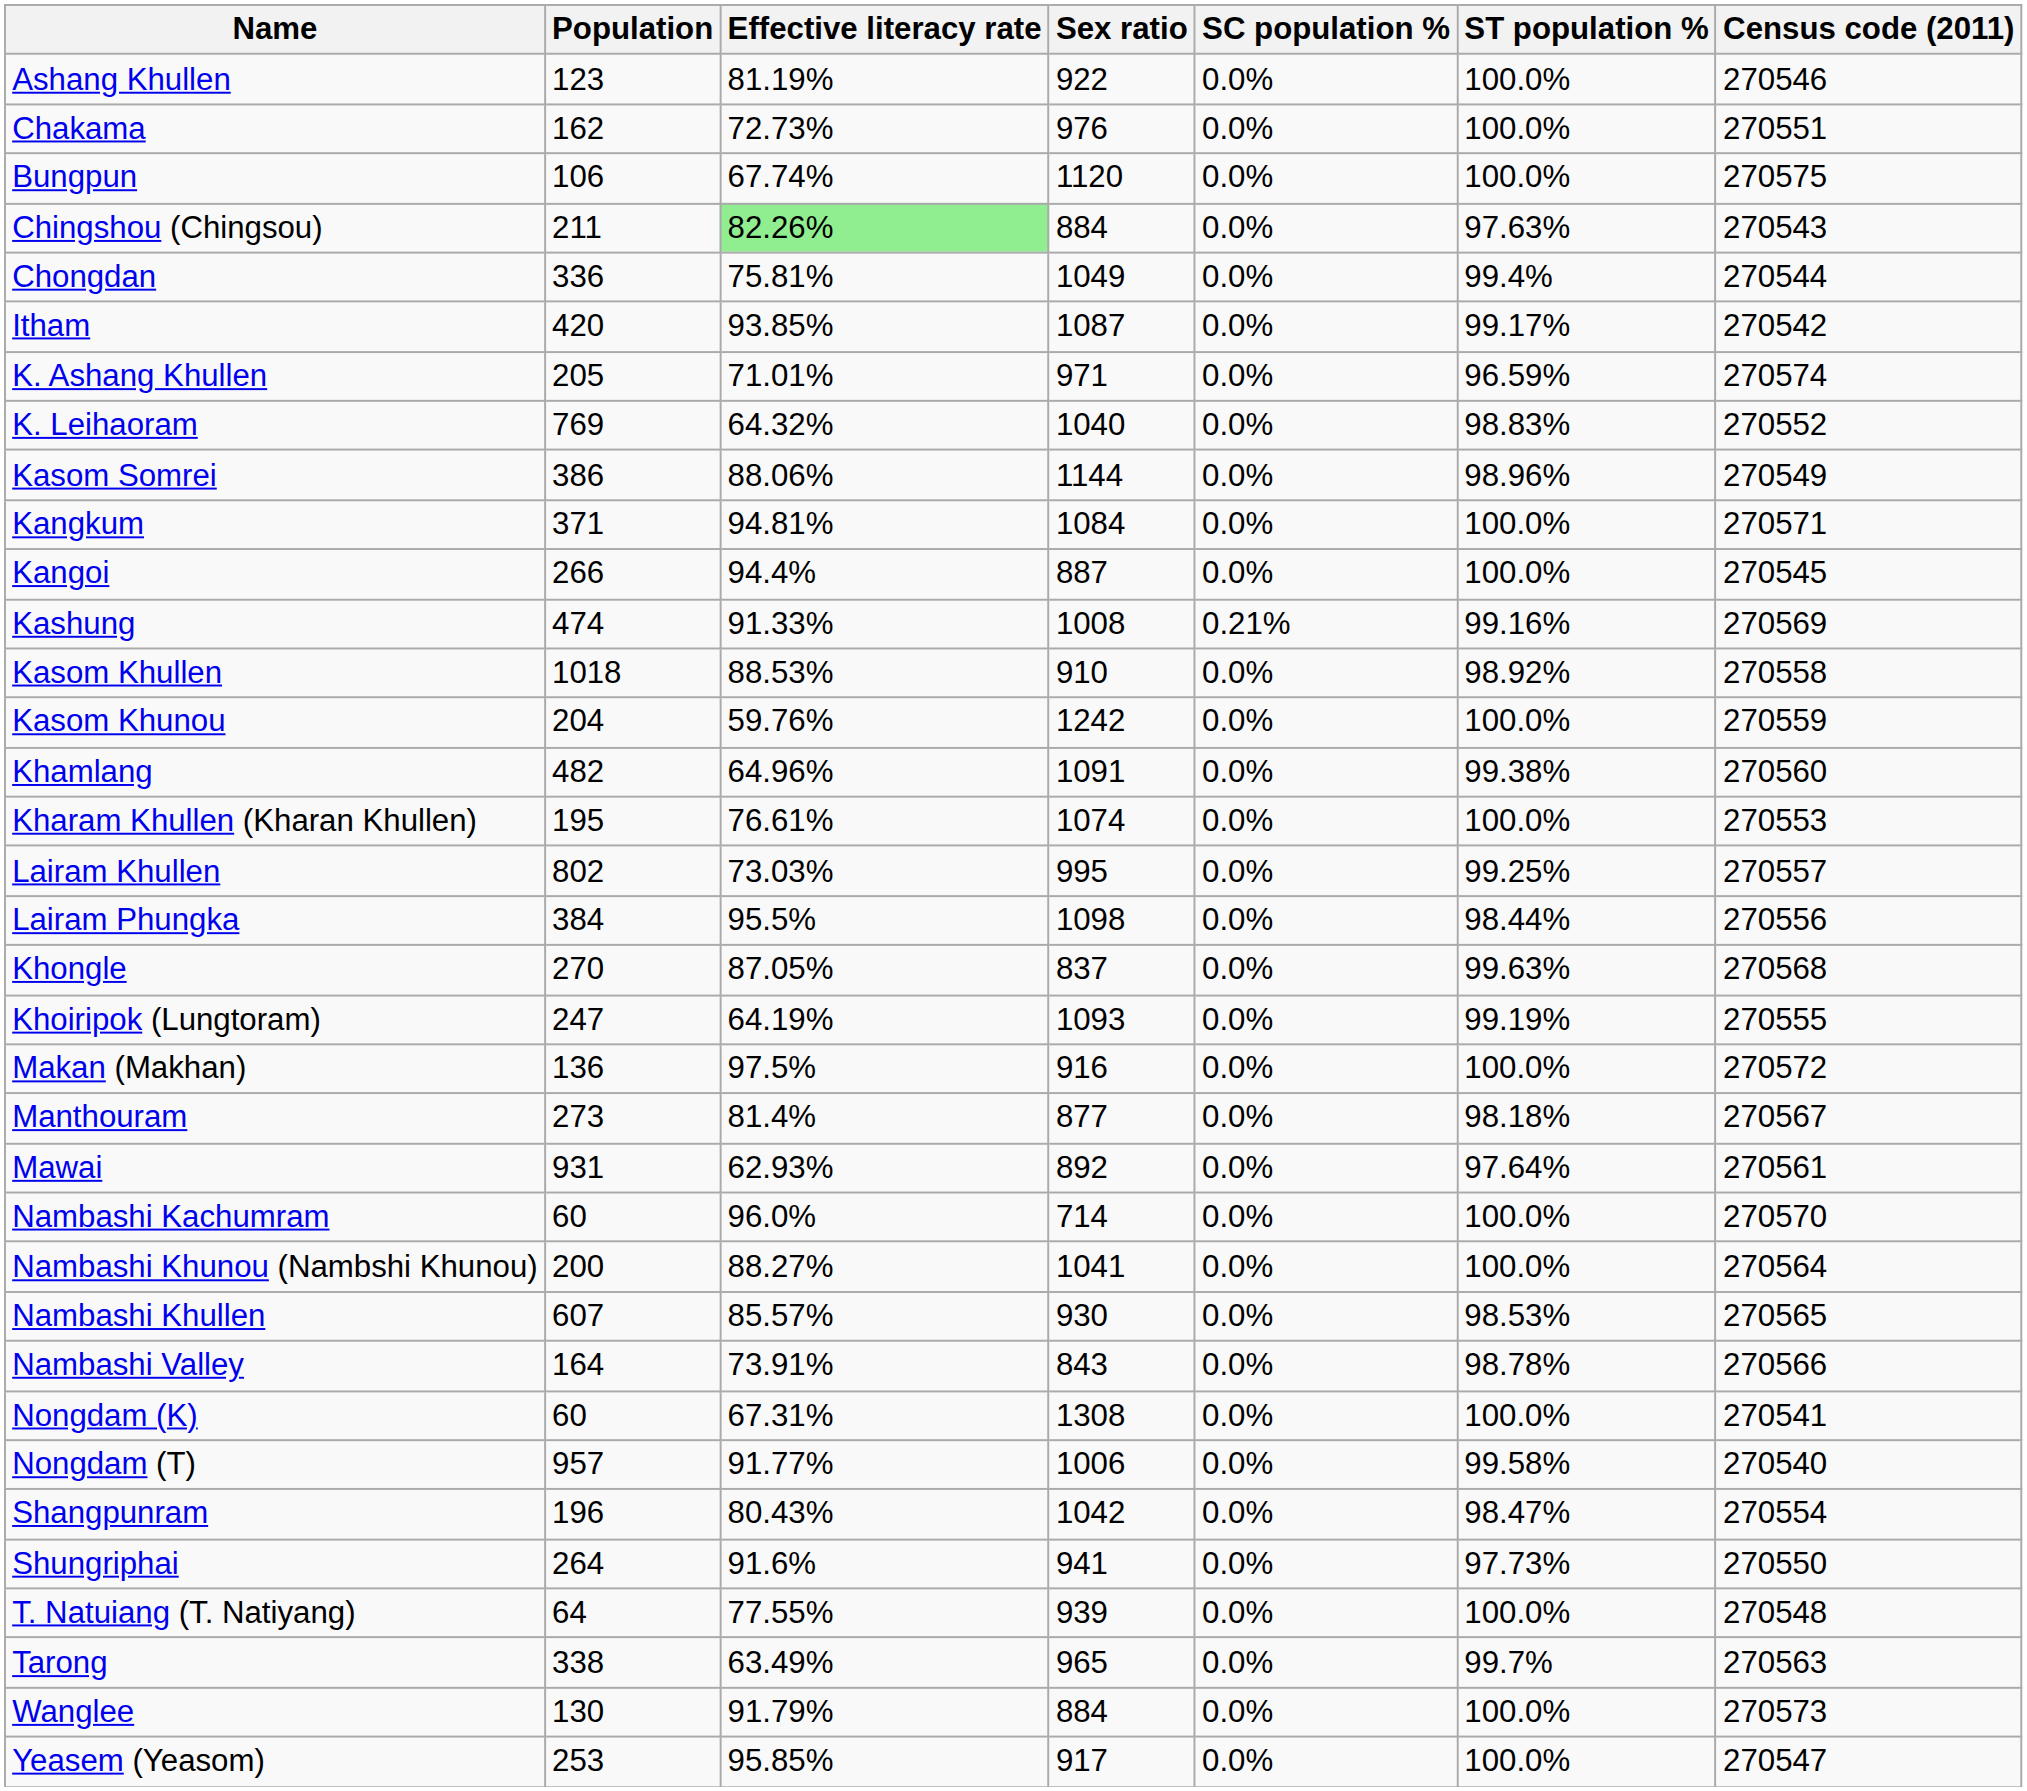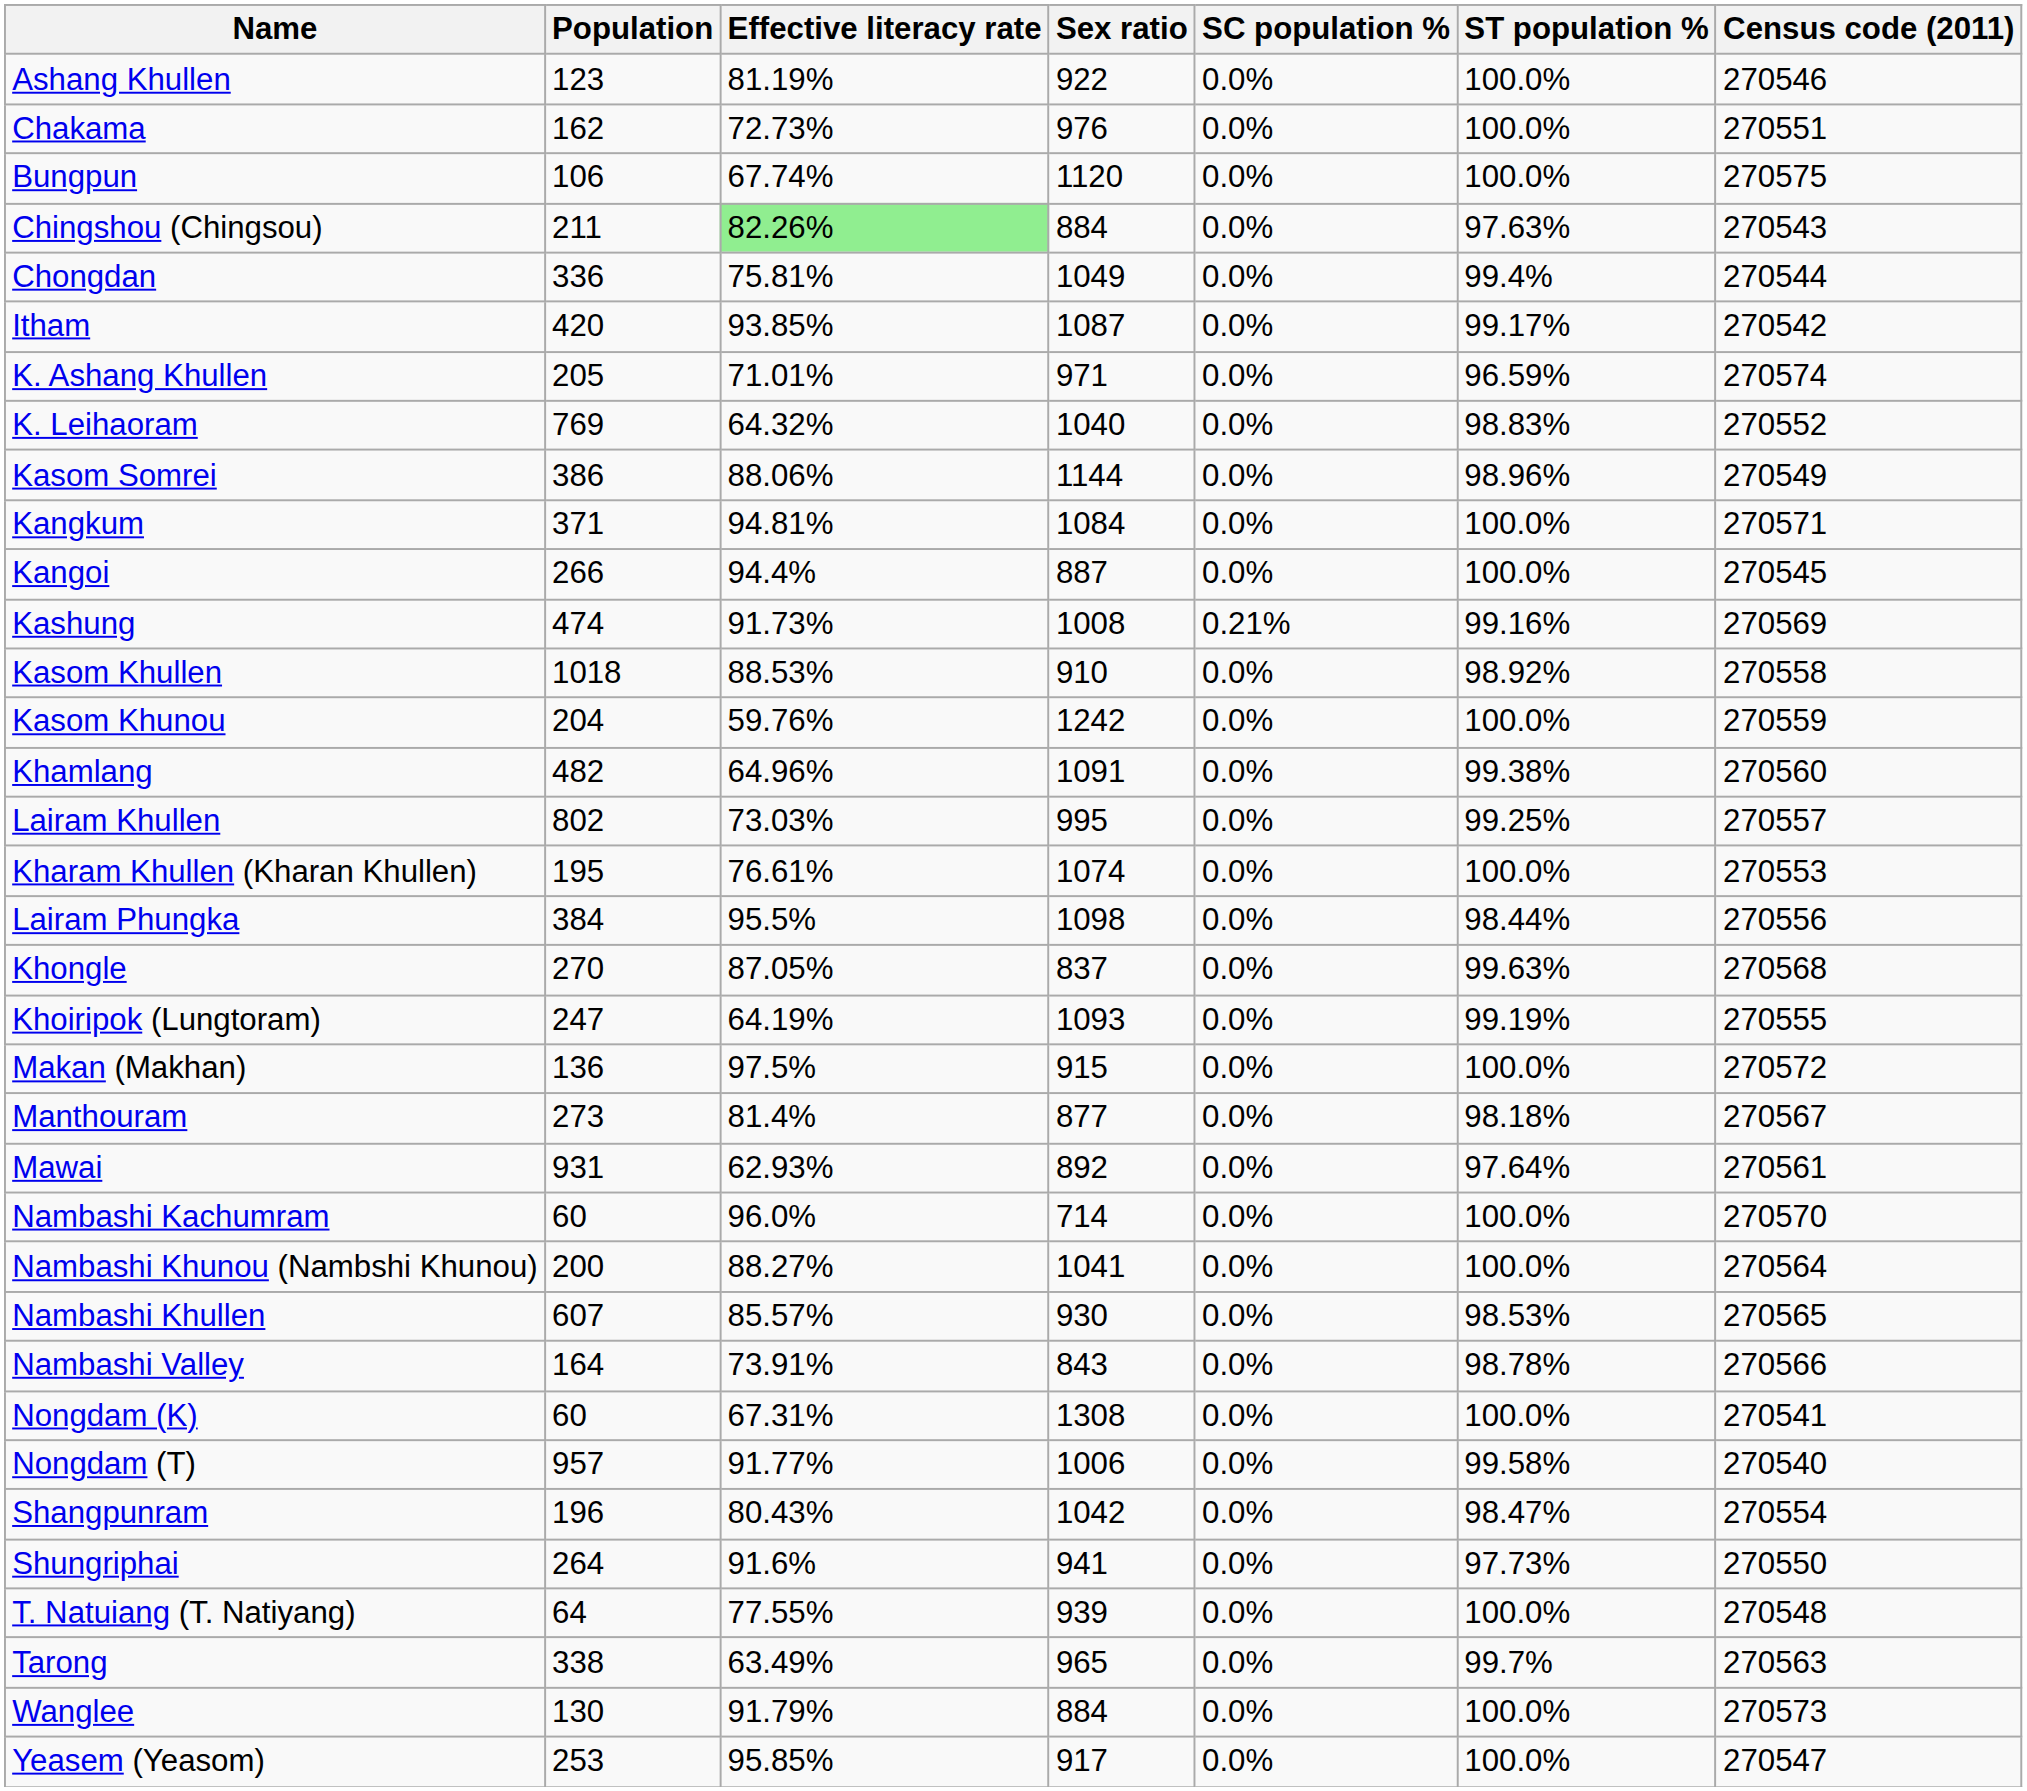(781, 623) 91.33% -> (781, 623) 91.73%
rows swapped: (245, 820) <-> (116, 870)
(1082, 1068) 916 -> (1082, 1068) 915
